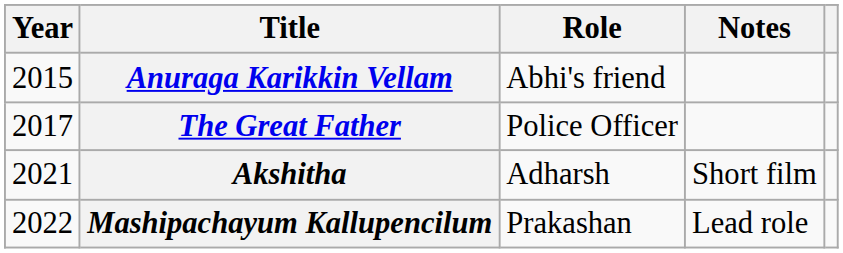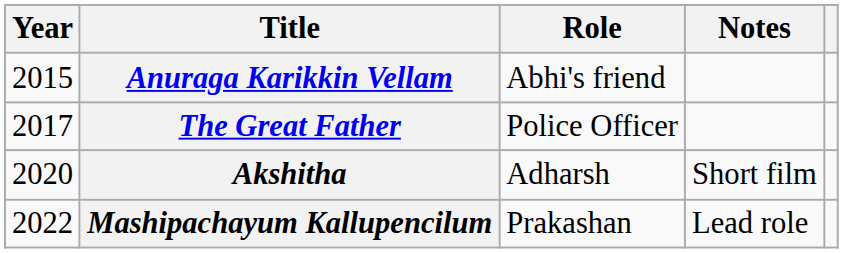(43, 174) 2021 -> (43, 174) 2020
